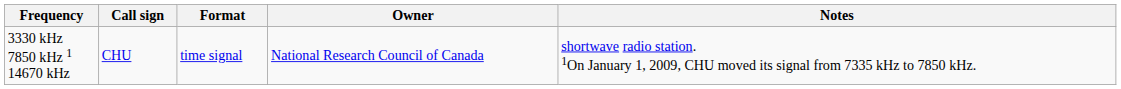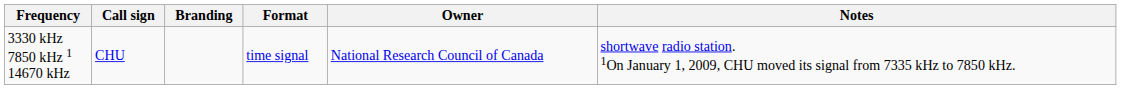+ column: (204, 15)
